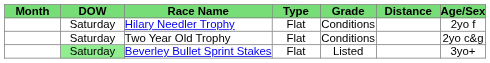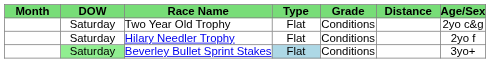rows swapped: (180, 25) <-> (178, 38)
(296, 51) no background -> (296, 51) lightblue background
(348, 51) Listed -> (348, 51) Conditions
